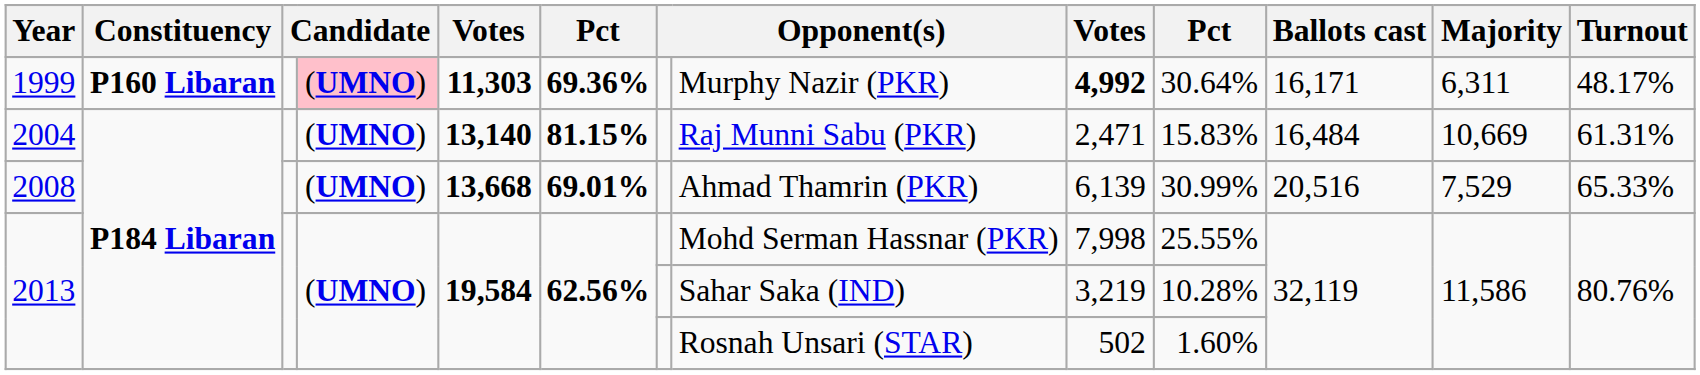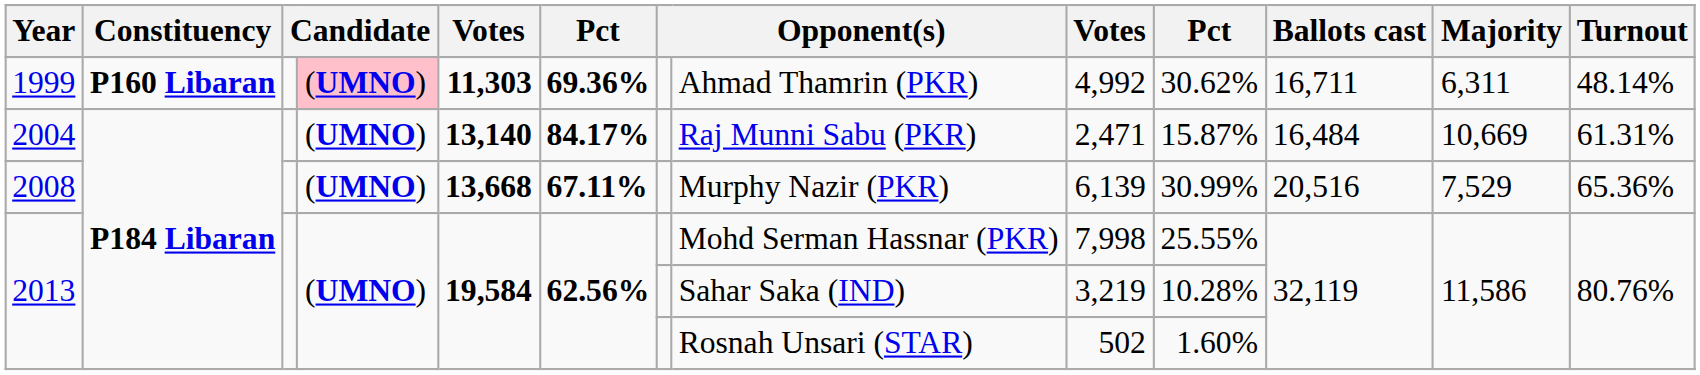(814, 82) Murphy Nazir (PKR) -> (828, 82) Ahmad Thamrin (PKR)
(1110, 82) bold -> (1110, 82) normal
(1209, 82) 30.64% -> (1209, 82) 30.62%
(1316, 82) 16,171 -> (1316, 82) 16,711
(1625, 82) 48.17% -> (1625, 82) 48.14%
(598, 134) 81.15% -> (598, 134) 84.17%
(1209, 134) 15.83% -> (1209, 134) 15.87%
(598, 186) 69.01% -> (597, 186) 67.11%
(828, 186) Ahmad Thamrin (PKR) -> (814, 186) Murphy Nazir (PKR)
(1625, 186) 65.33% -> (1625, 186) 65.36%
